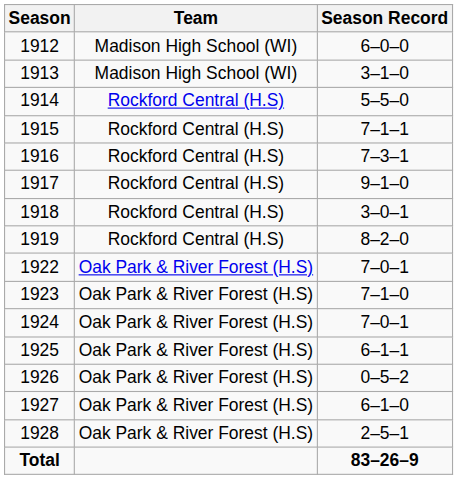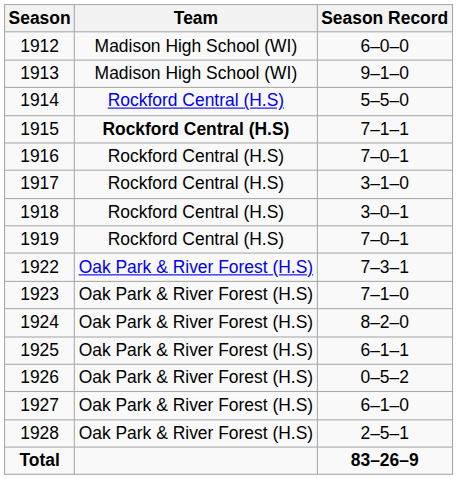(385, 73) 3–1–0 -> (385, 73) 9–1–0
(196, 128) normal -> (196, 128) bold
(385, 156) 7–3–1 -> (385, 156) 7–0–1
(385, 184) 9–1–0 -> (385, 184) 3–1–0
(385, 239) 8–2–0 -> (385, 239) 7–0–1
(385, 267) 7–0–1 -> (385, 267) 7–3–1
(385, 322) 7–0–1 -> (385, 322) 8–2–0
